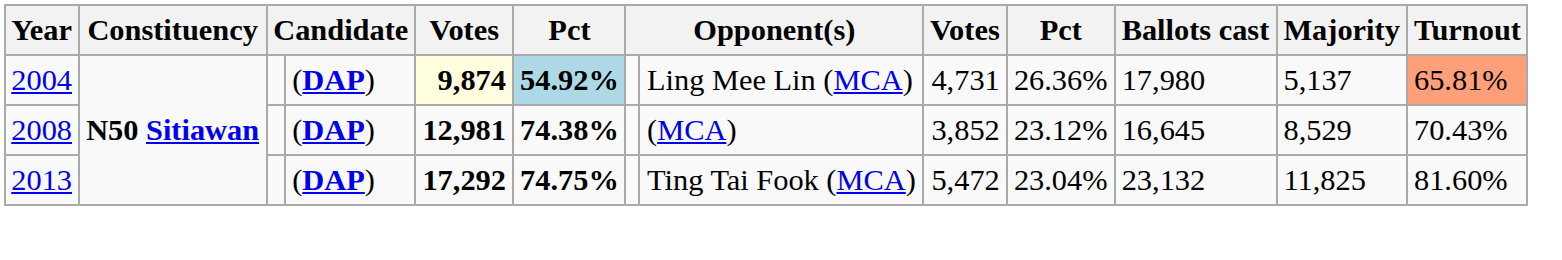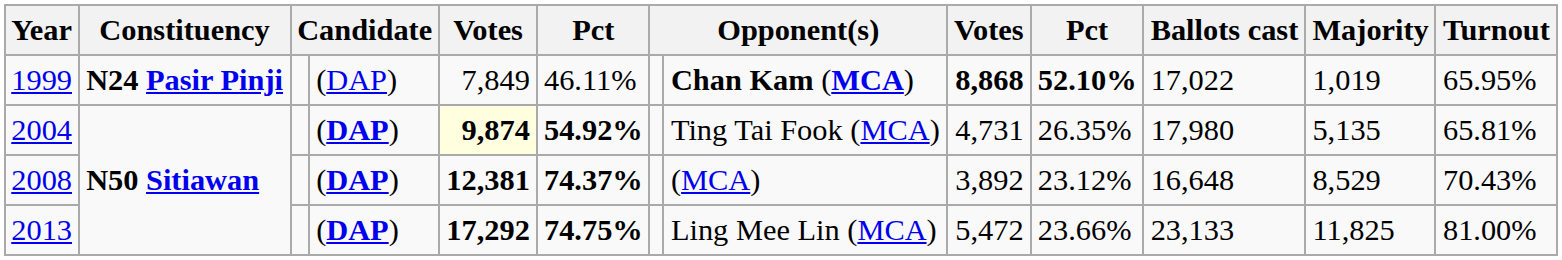+ row: (42, 79)
(569, 79) lightblue background -> (593, 129) no background
(780, 79) Ling Mee Lin (MCA) -> (805, 129) Ting Tai Fook (MCA)
(1061, 79) 26.36% -> (1085, 129) 26.35%
(1318, 79) 5,137 -> (1347, 129) 5,135
(1461, 79) lightsalmon background -> (1490, 129) no background
(464, 129) 12,981 -> (488, 179) 12,381
(569, 129) 74.38% -> (593, 179) 74.37%
(966, 129) 3,852 -> (989, 179) 3,892
(1163, 129) 16,645 -> (1192, 179) 16,648
(781, 179) Ting Tai Fook (MCA) -> (804, 230) Ling Mee Lin (MCA)
(1061, 179) 23.04% -> (1085, 230) 23.66%
(1163, 179) 23,132 -> (1192, 230) 23,133
(1461, 179) 81.60% -> (1490, 230) 81.00%
